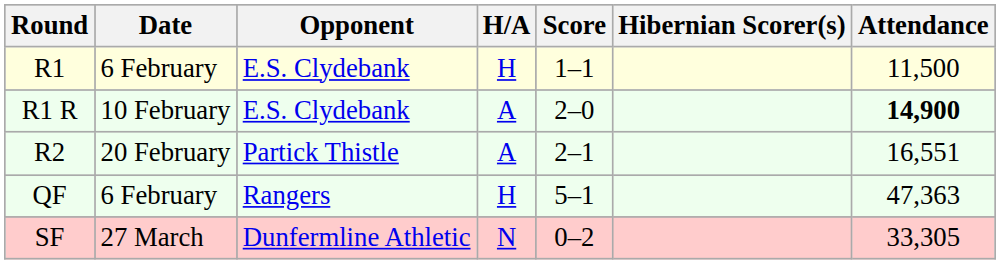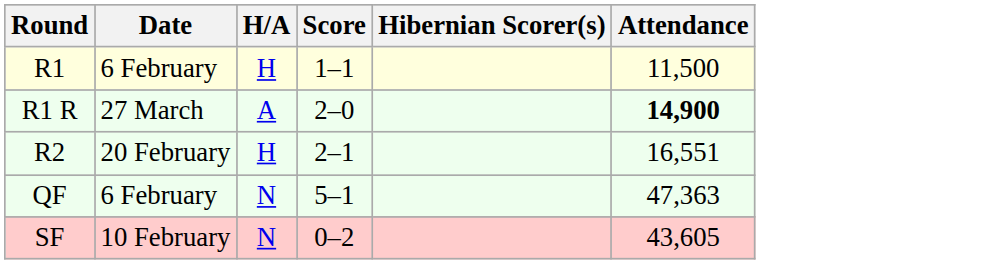- column: (357, 25)
(165, 110) 10 February -> (152, 110) 27 March
(507, 152) A -> (266, 152) H
(507, 195) H -> (266, 195) N
(152, 237) 27 March -> (165, 237) 10 February
(923, 237) 33,305 -> (683, 237) 43,605
